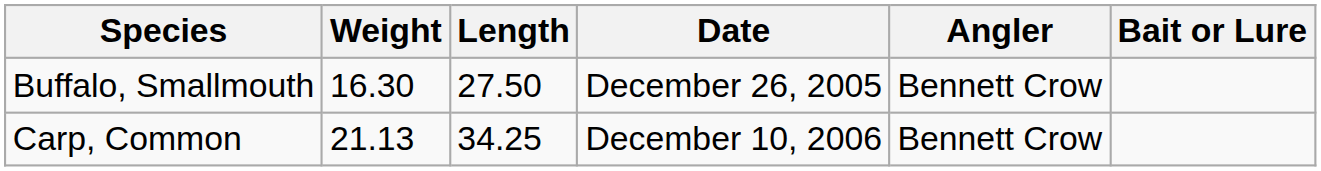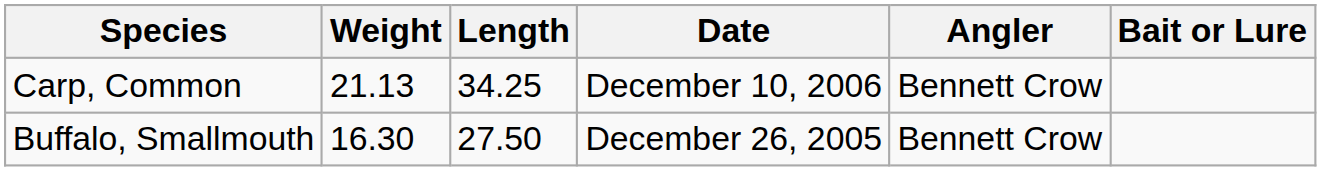rows swapped: (164, 84) <-> (127, 138)
